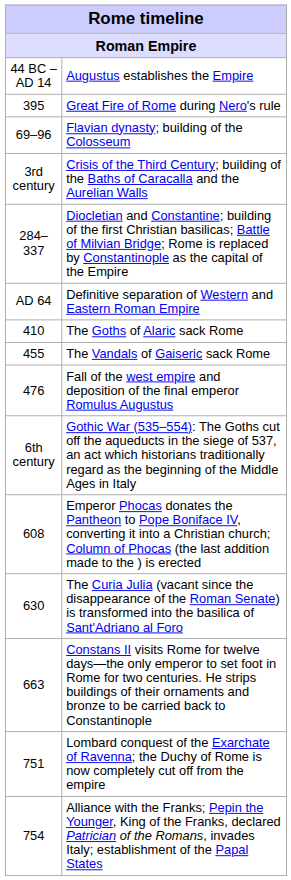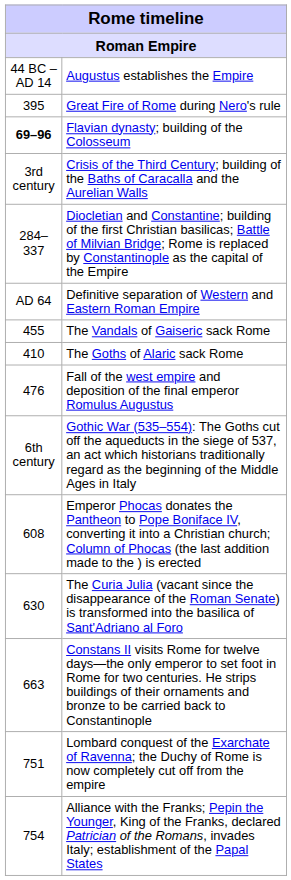(34, 135) normal -> (34, 135) bold
rows swapped: (155, 331) <-> (168, 353)
